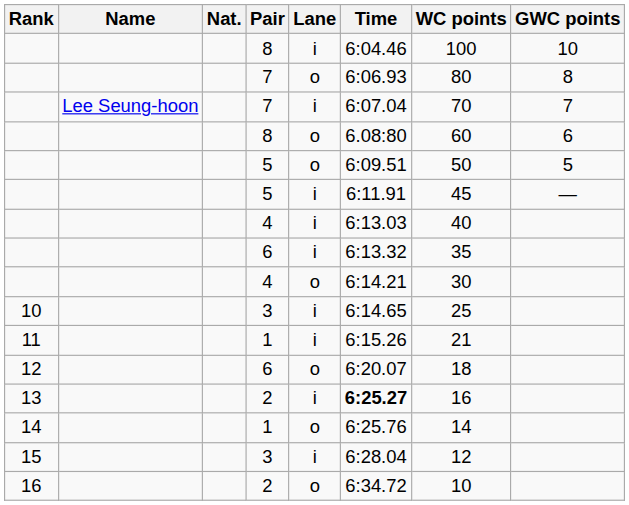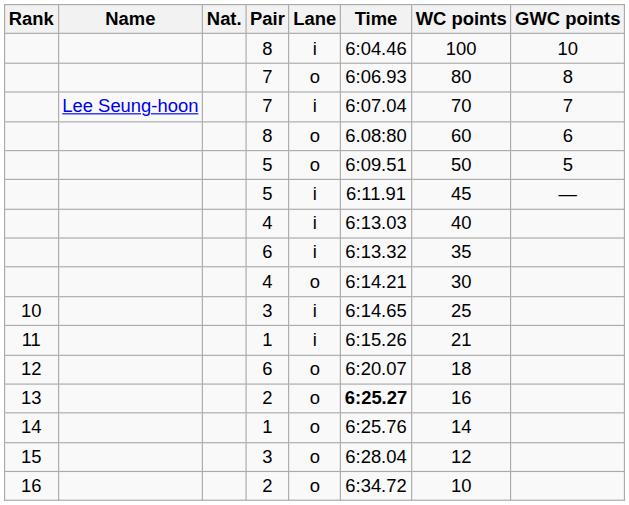(315, 398) i -> (315, 398) o
(315, 456) i -> (315, 456) o
